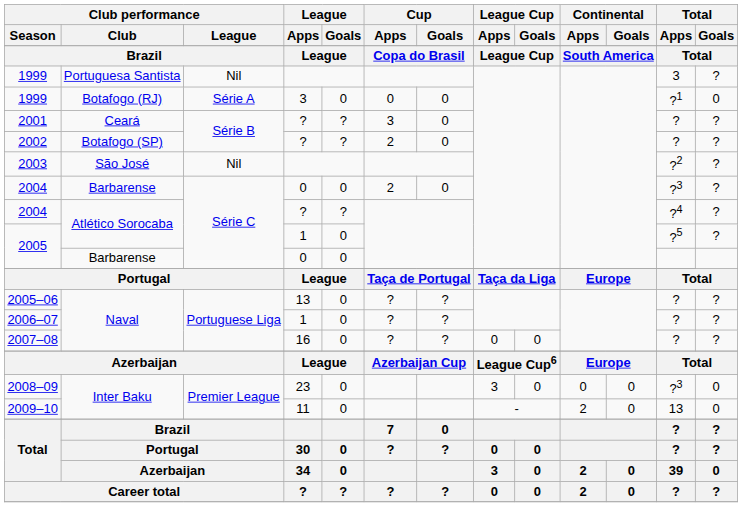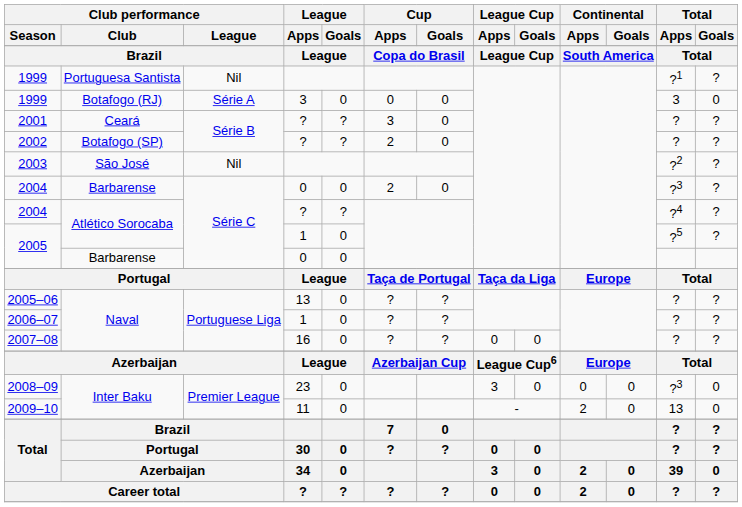(676, 76) 3 -> (676, 78) ?1
(676, 98) ?1 -> (676, 100) 3
